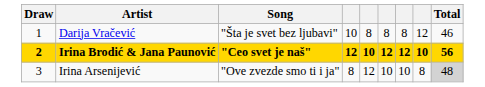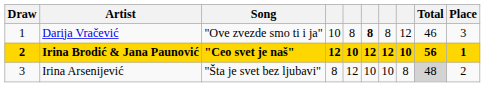+ column: (463, 14)
(279, 33) "Šta je svet bez ljubavi" -> (264, 33) "Ove zvezde smo ti i ja"
(387, 33) normal -> (370, 33) bold
(280, 71) "Ove zvezde smo ti i ja" -> (263, 71) "Šta je svet bez ljubavi"
